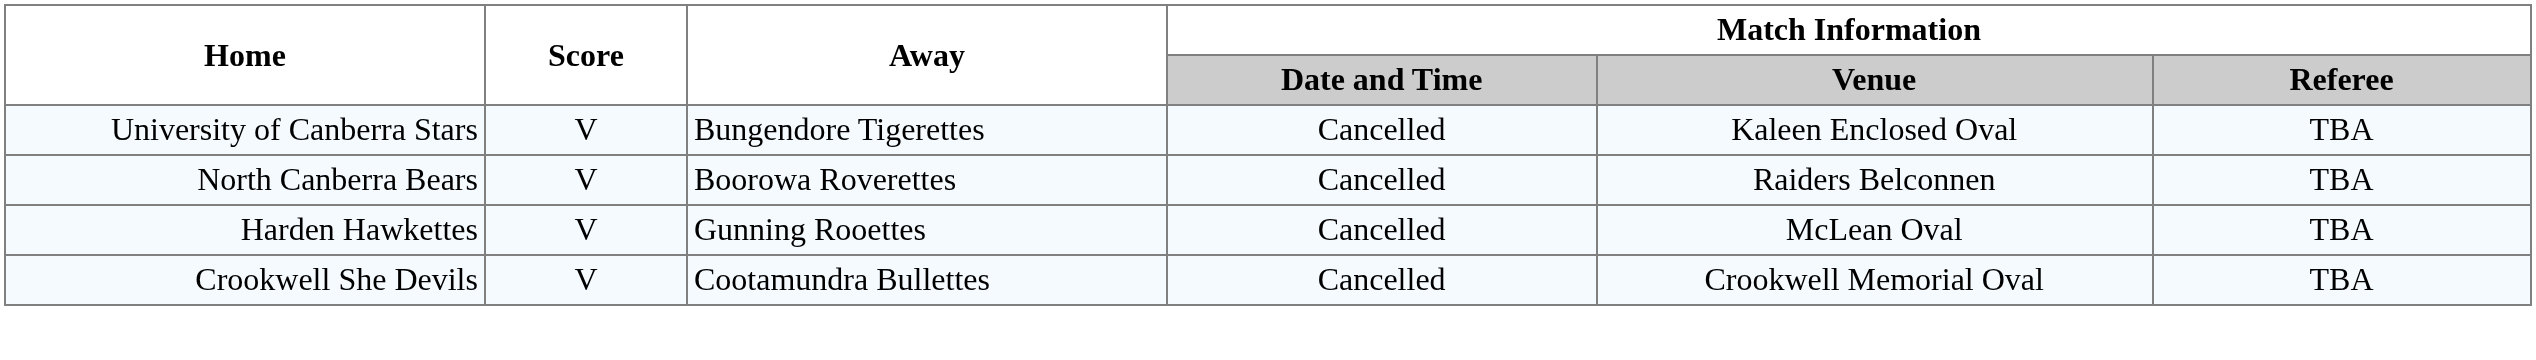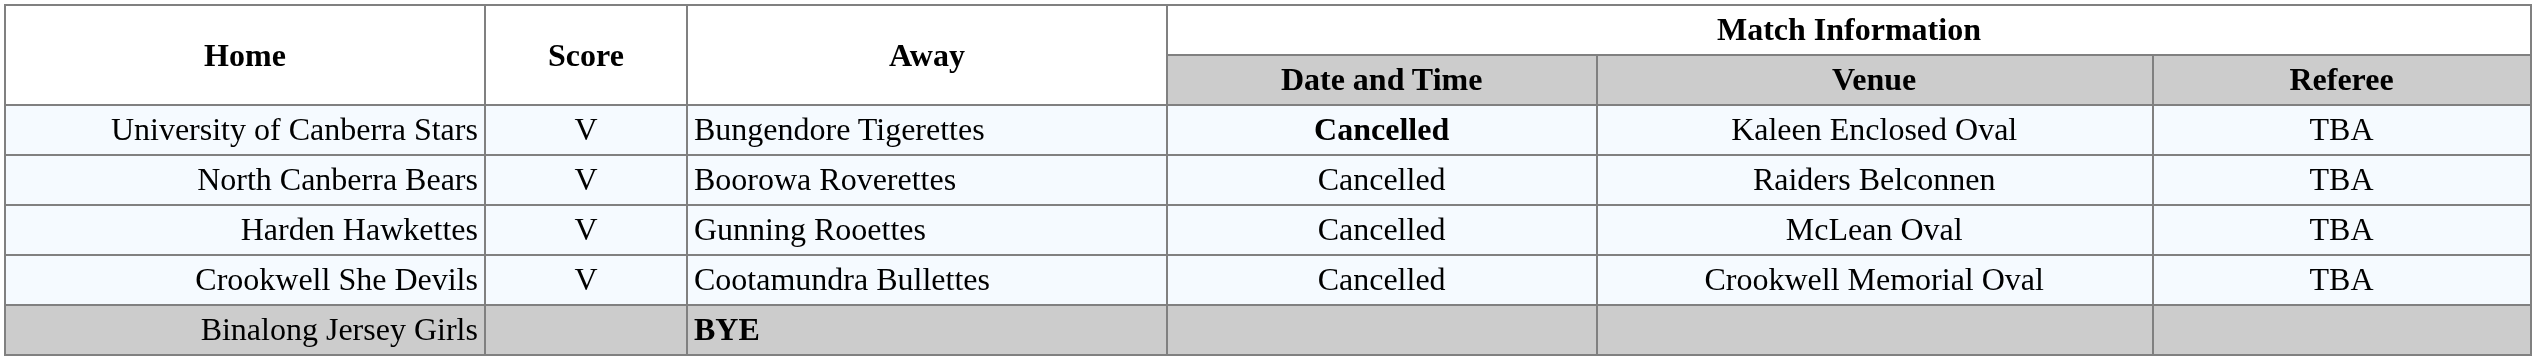(1382, 129) normal -> (1382, 129) bold
+ row: (339, 329)
